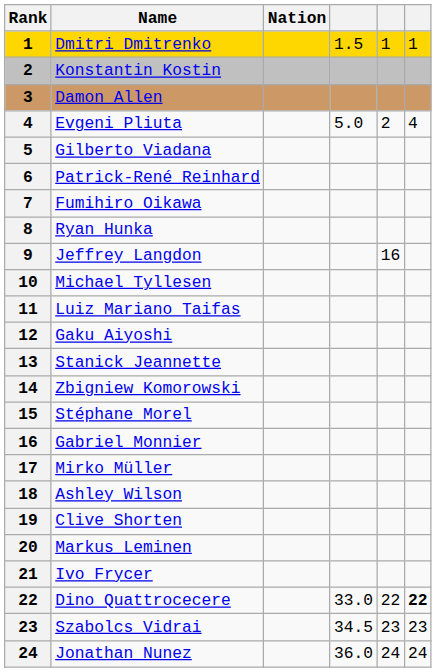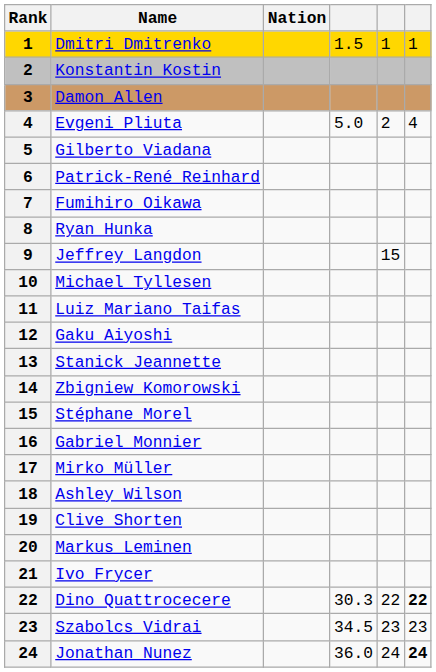(391, 256) 16 -> (391, 256) 15
(354, 601) 33.0 -> (354, 601) 30.3
(418, 653) normal -> (418, 653) bold
